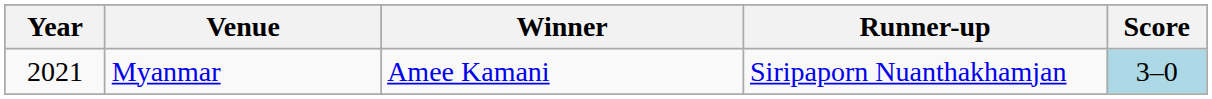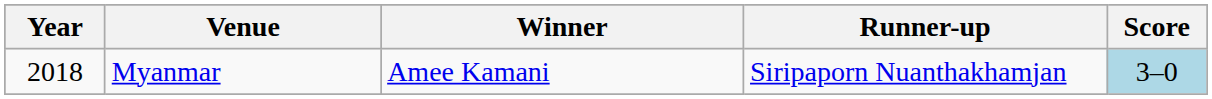(55, 71) 2021 -> (55, 71) 2018
